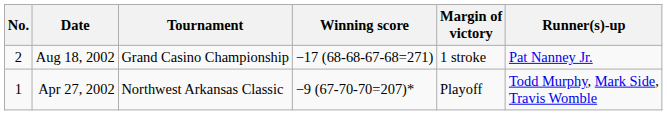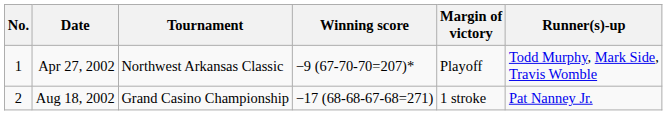rows swapped: (76, 89) <-> (75, 57)
